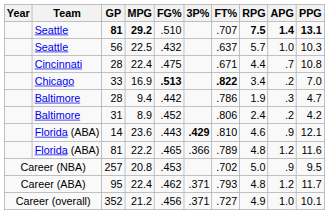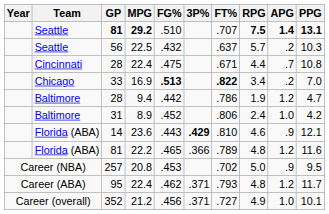(286, 47) 1.0 -> (289, 47) .2
(289, 99) .3 -> (286, 99) 1.2
(289, 116) .2 -> (286, 116) 1.0
